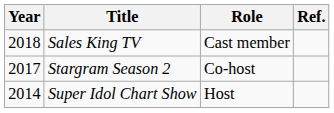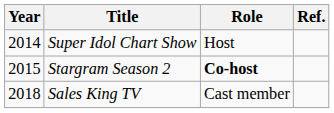rows swapped: (122, 94) <-> (94, 42)
(24, 68) 2017 -> (24, 68) 2015
(230, 68) normal -> (231, 68) bold
